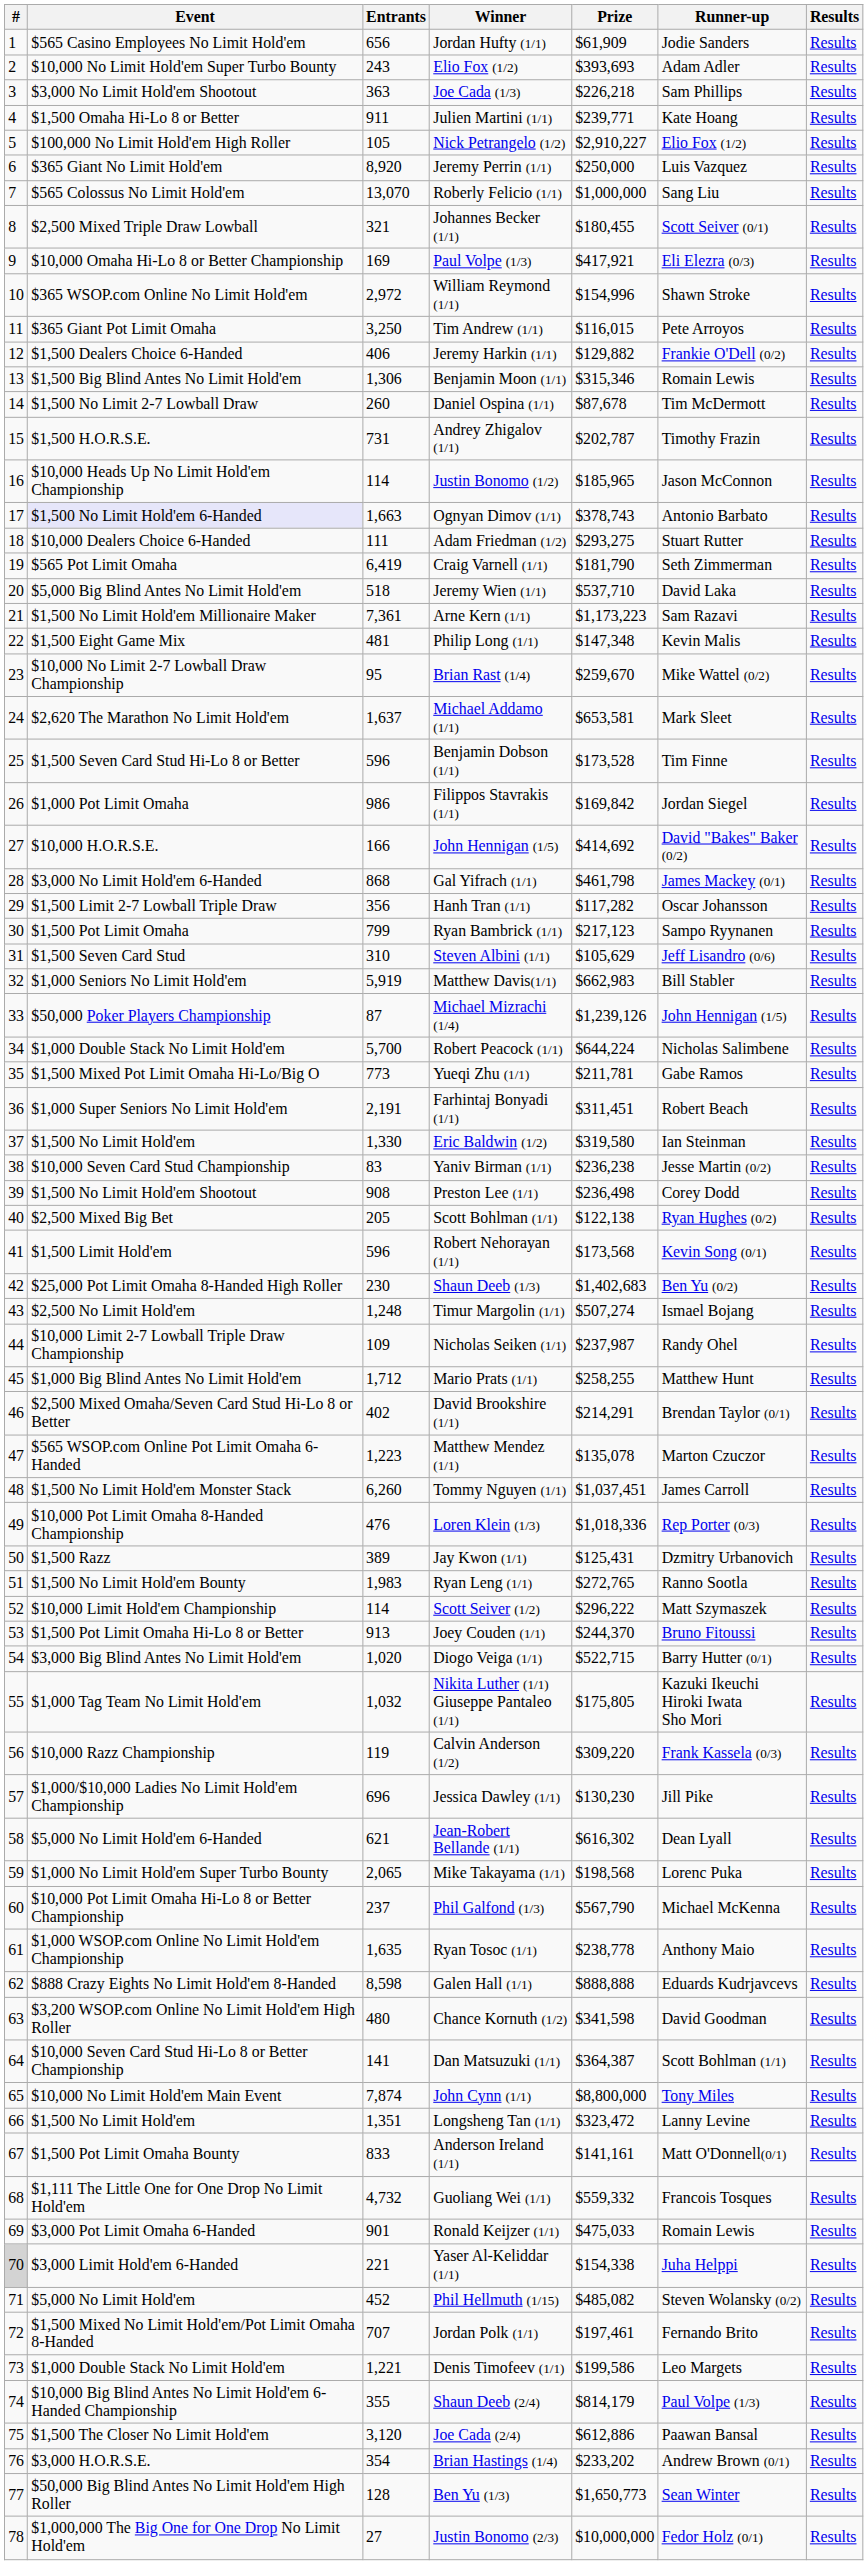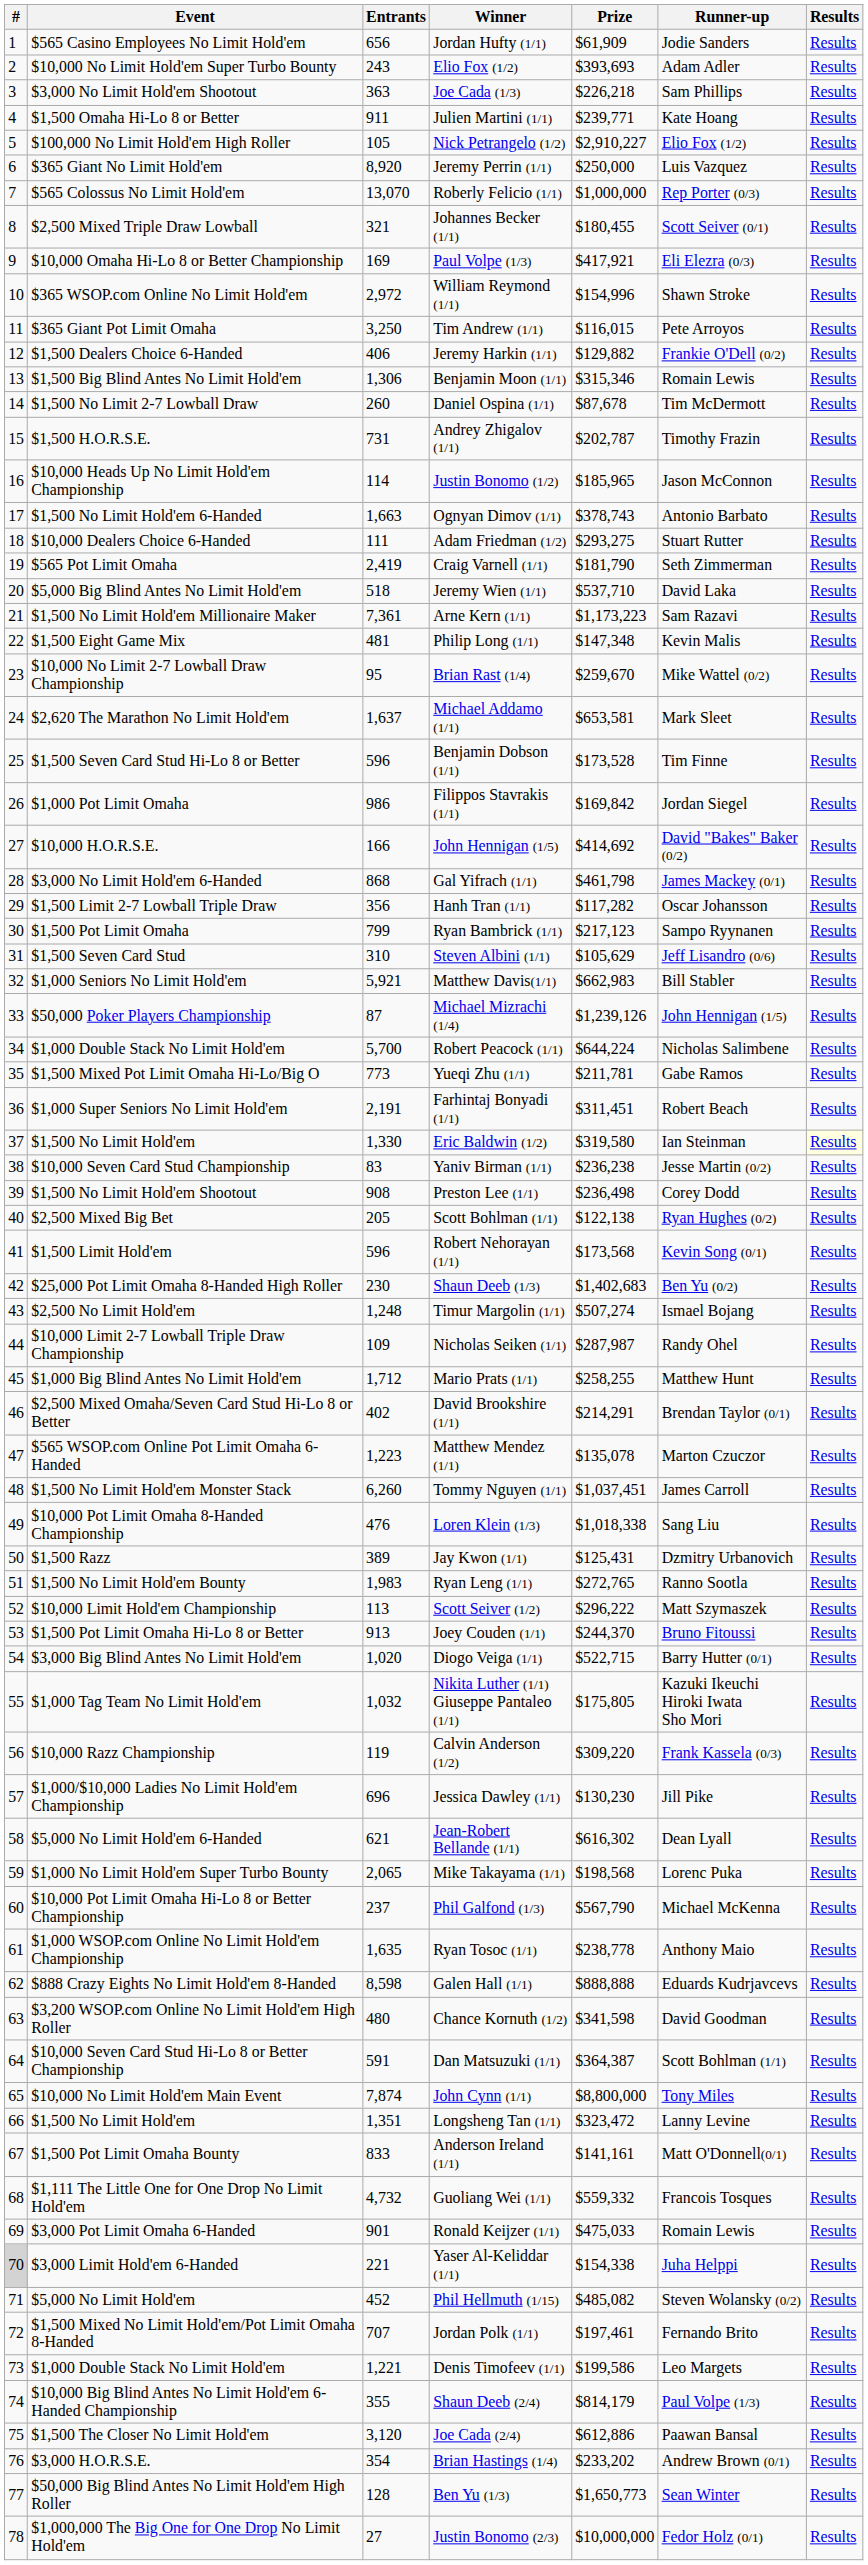(690, 192) Sang Liu -> (711, 192) Rep Porter (0/3)
(146, 515) lavender background -> (146, 515) no background
(384, 565) 6,419 -> (384, 565) 2,419
(384, 981) 5,919 -> (384, 981) 5,921
(833, 1142) no background -> (833, 1142) lightyellow background
(605, 1345) $237,987 -> (605, 1345) $287,987
(611, 1524) $1,018,336 -> (611, 1524) $1,018,338
(711, 1524) Rep Porter (0/3) -> (690, 1524) Sang Liu
(378, 1608) 114 -> (378, 1608) 113
(378, 2061) 141 -> (378, 2061) 591
